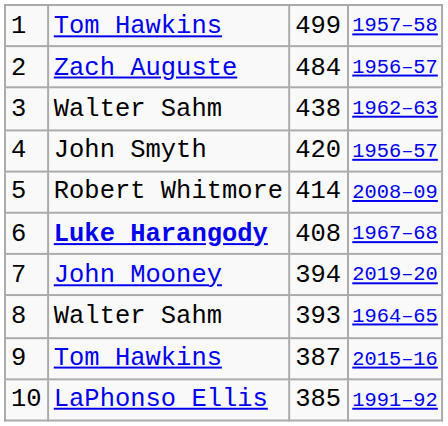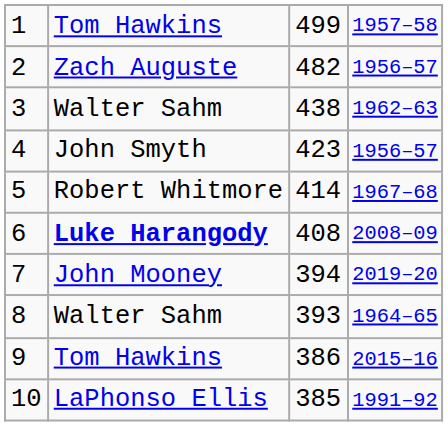(318, 67) 484 -> (318, 67) 482
(318, 150) 420 -> (318, 150) 423
(395, 192) 2008–09 -> (395, 192) 1967–68
(395, 233) 1967–68 -> (395, 233) 2008–09
(318, 358) 387 -> (318, 358) 386
